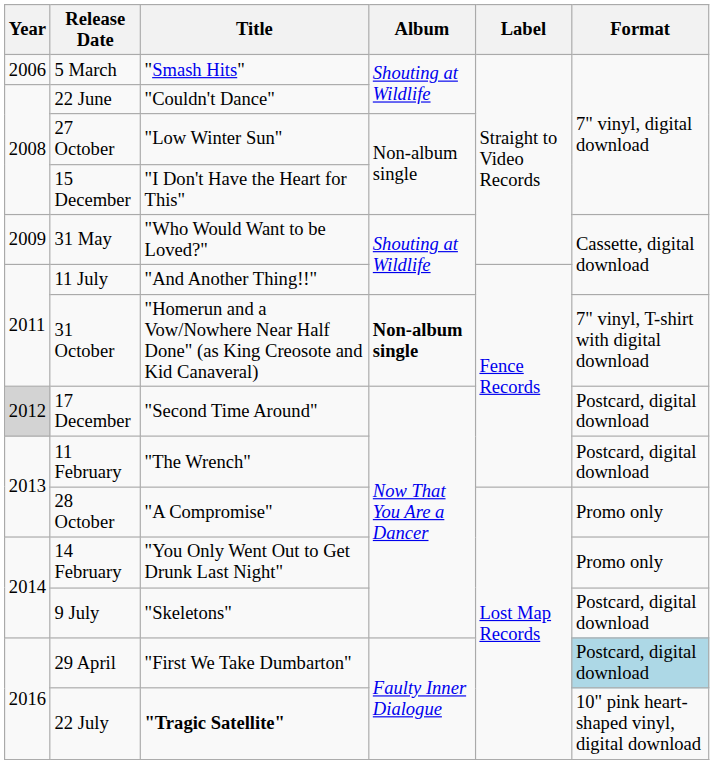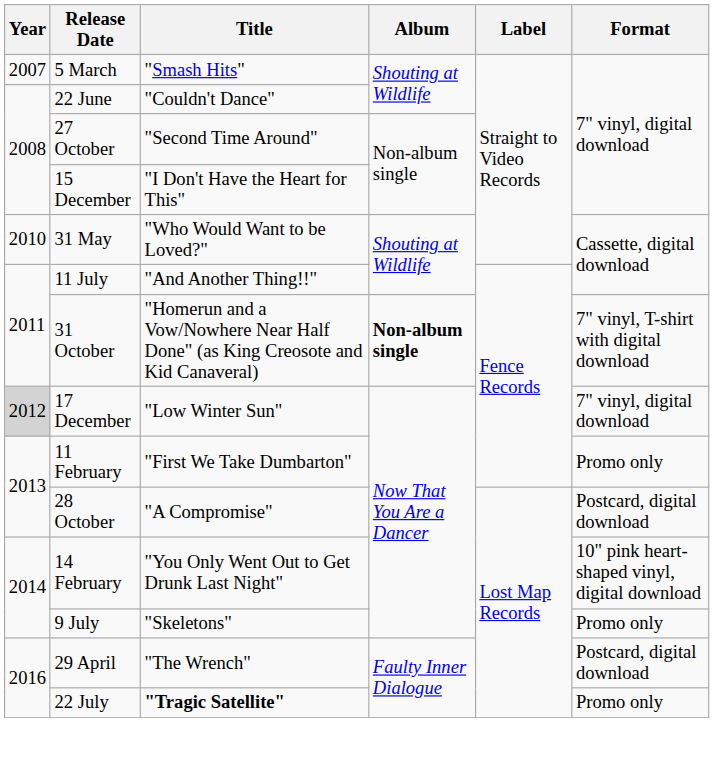(27, 69) 2006 -> (27, 69) 2007
(213, 138) "Low Winter Sun" -> (231, 138) "Second Time Around"
(27, 239) 2009 -> (27, 239) 2010
(231, 411) "Second Time Around" -> (213, 411) "Low Winter Sun"
(636, 411) Postcard, digital download -> (634, 411) 7" vinyl, digital download
(198, 461) "The Wrench" -> (248, 461) "First We Take Dumbarton"
(636, 461) Postcard, digital download -> (619, 461) Promo only
(619, 511) Promo only -> (636, 511) Postcard, digital download
(619, 562) Promo only -> (639, 572) 10" pink heart-shaped vinyl, digital download
(636, 612) Postcard, digital download -> (619, 622) Promo only
(248, 662) "First We Take Dumbarton" -> (198, 662) "The Wrench"
(636, 662) lightblue background -> (636, 662) no background
(639, 723) 10" pink heart-shaped vinyl, digital download -> (619, 702) Promo only
